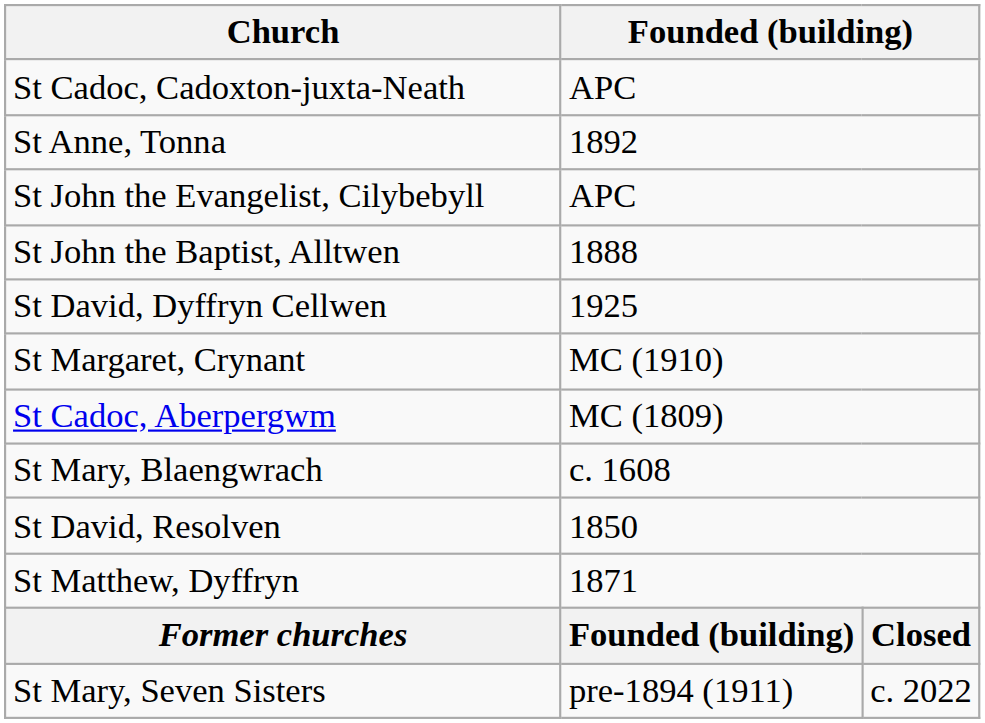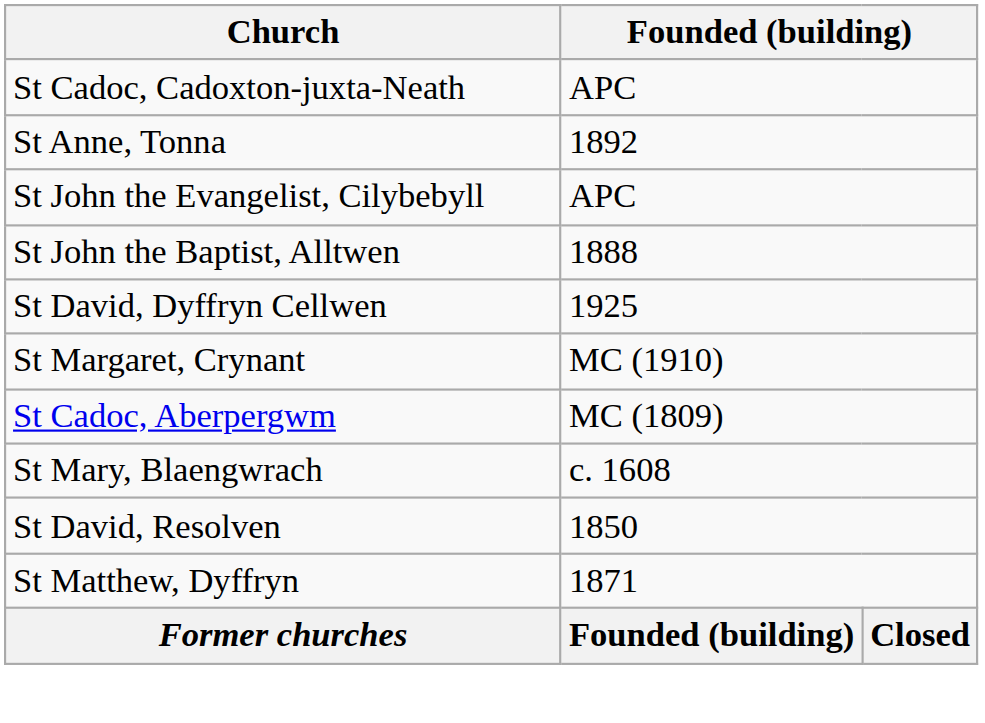- row: (169, 689)
